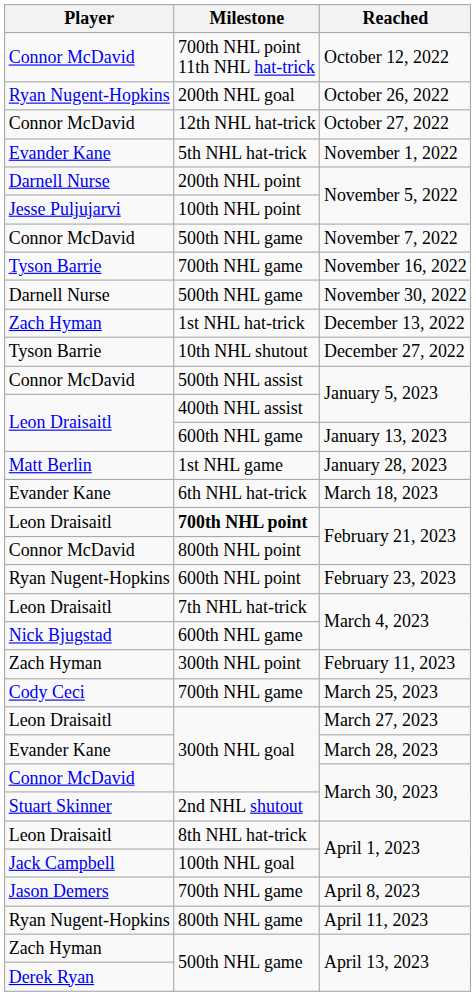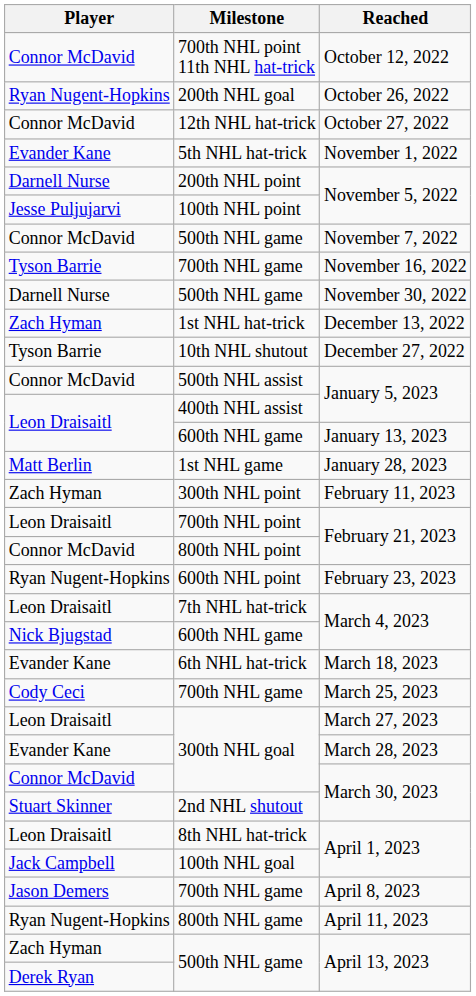rows swapped: (55, 664) <-> (60, 493)
(243, 522) bold -> (239, 522) normal
